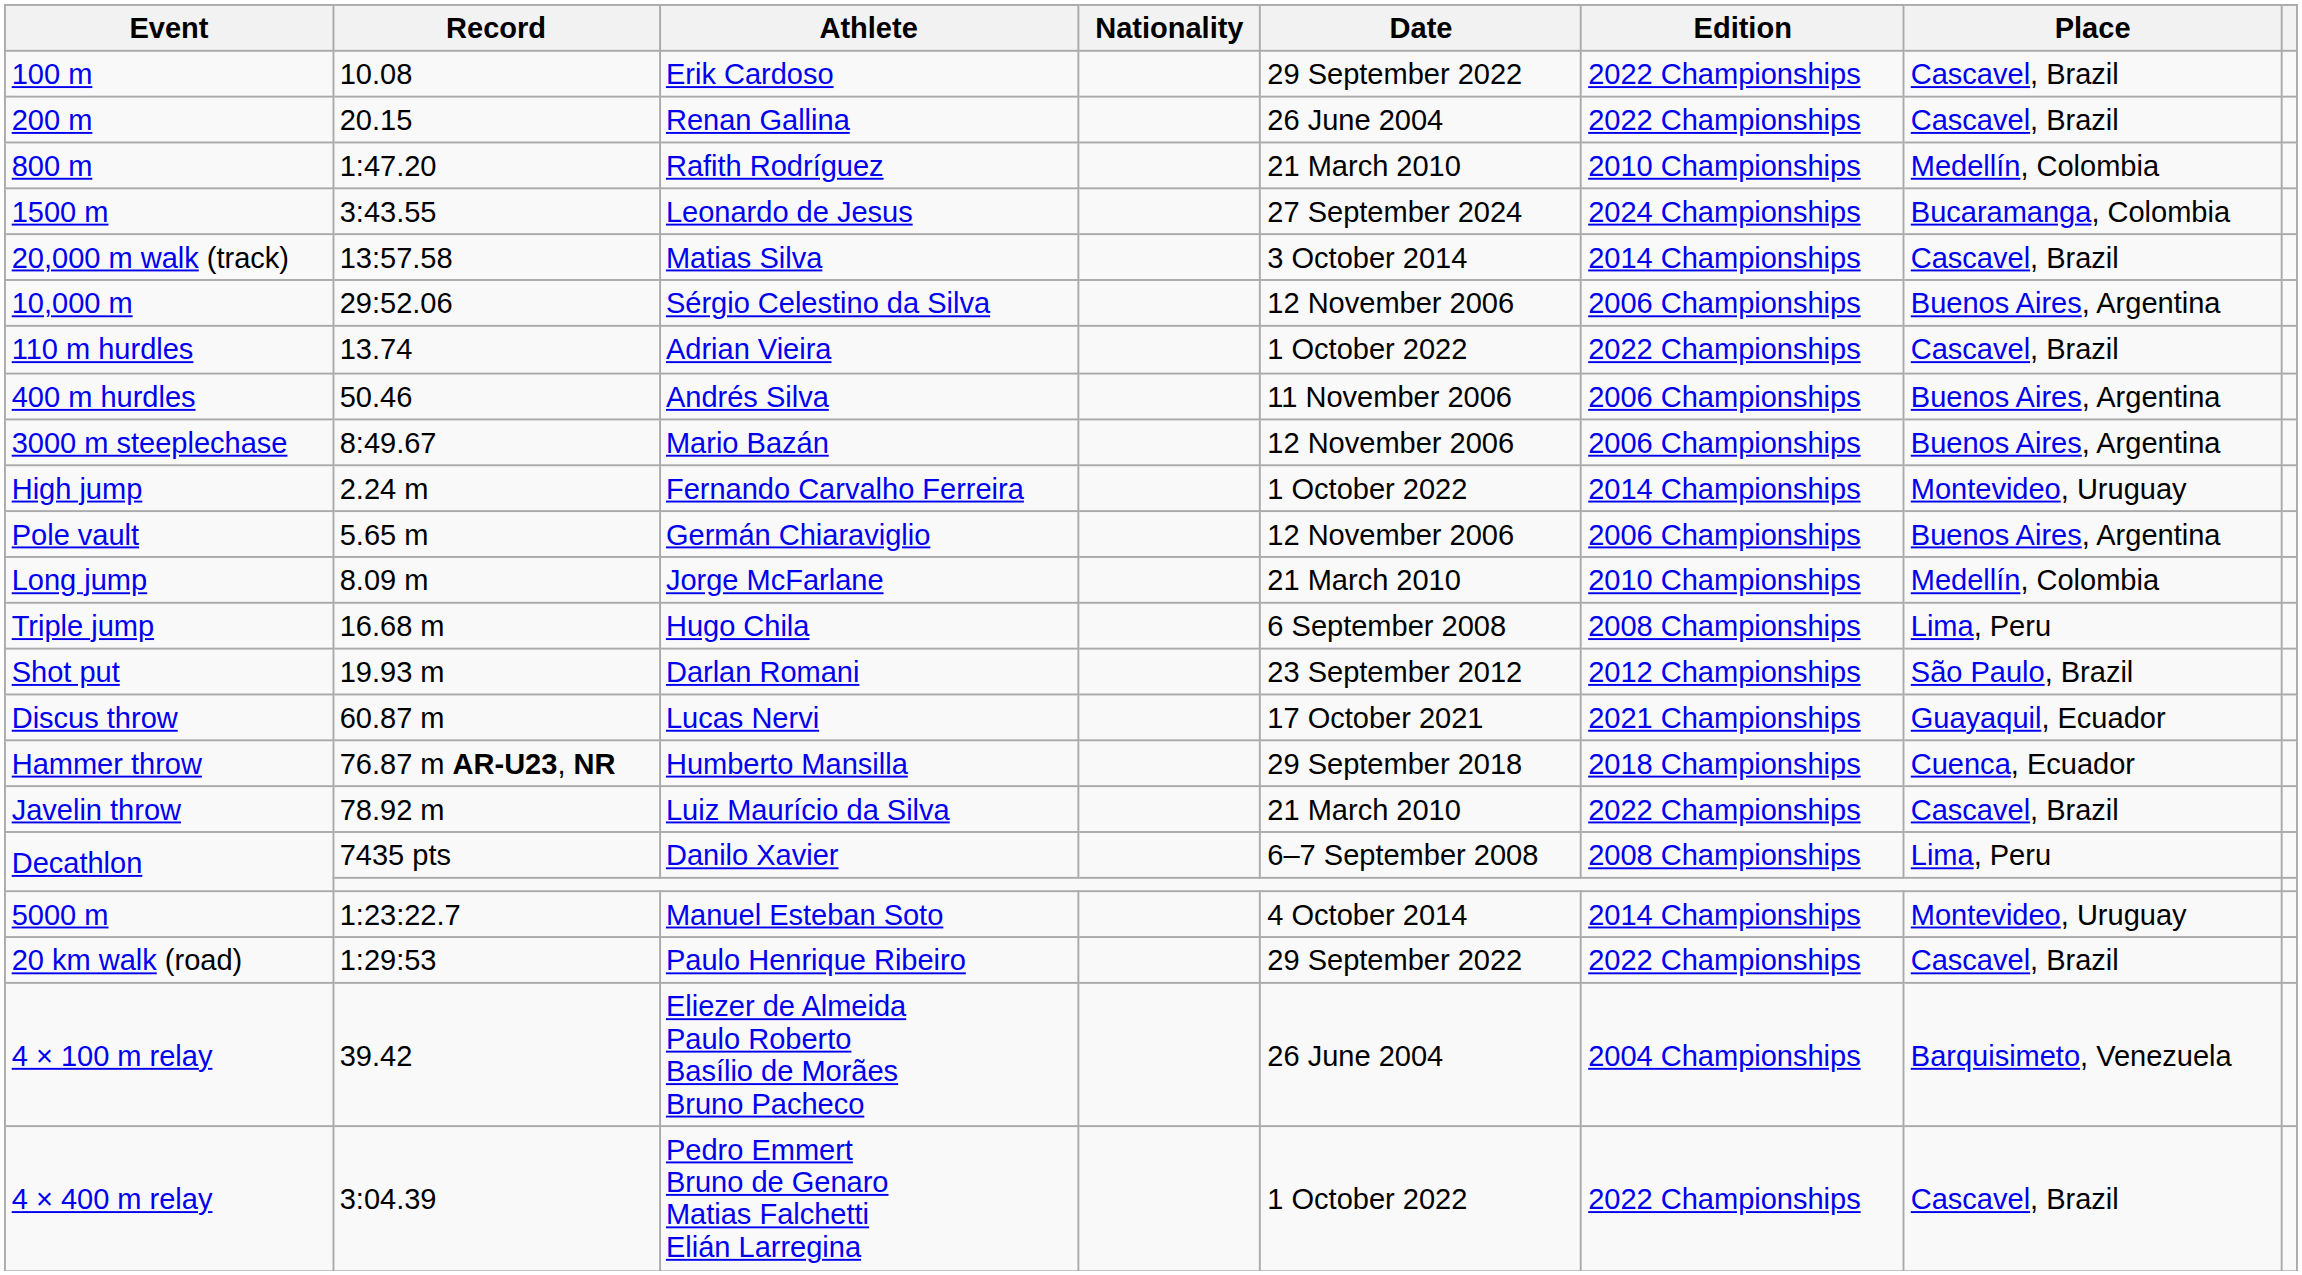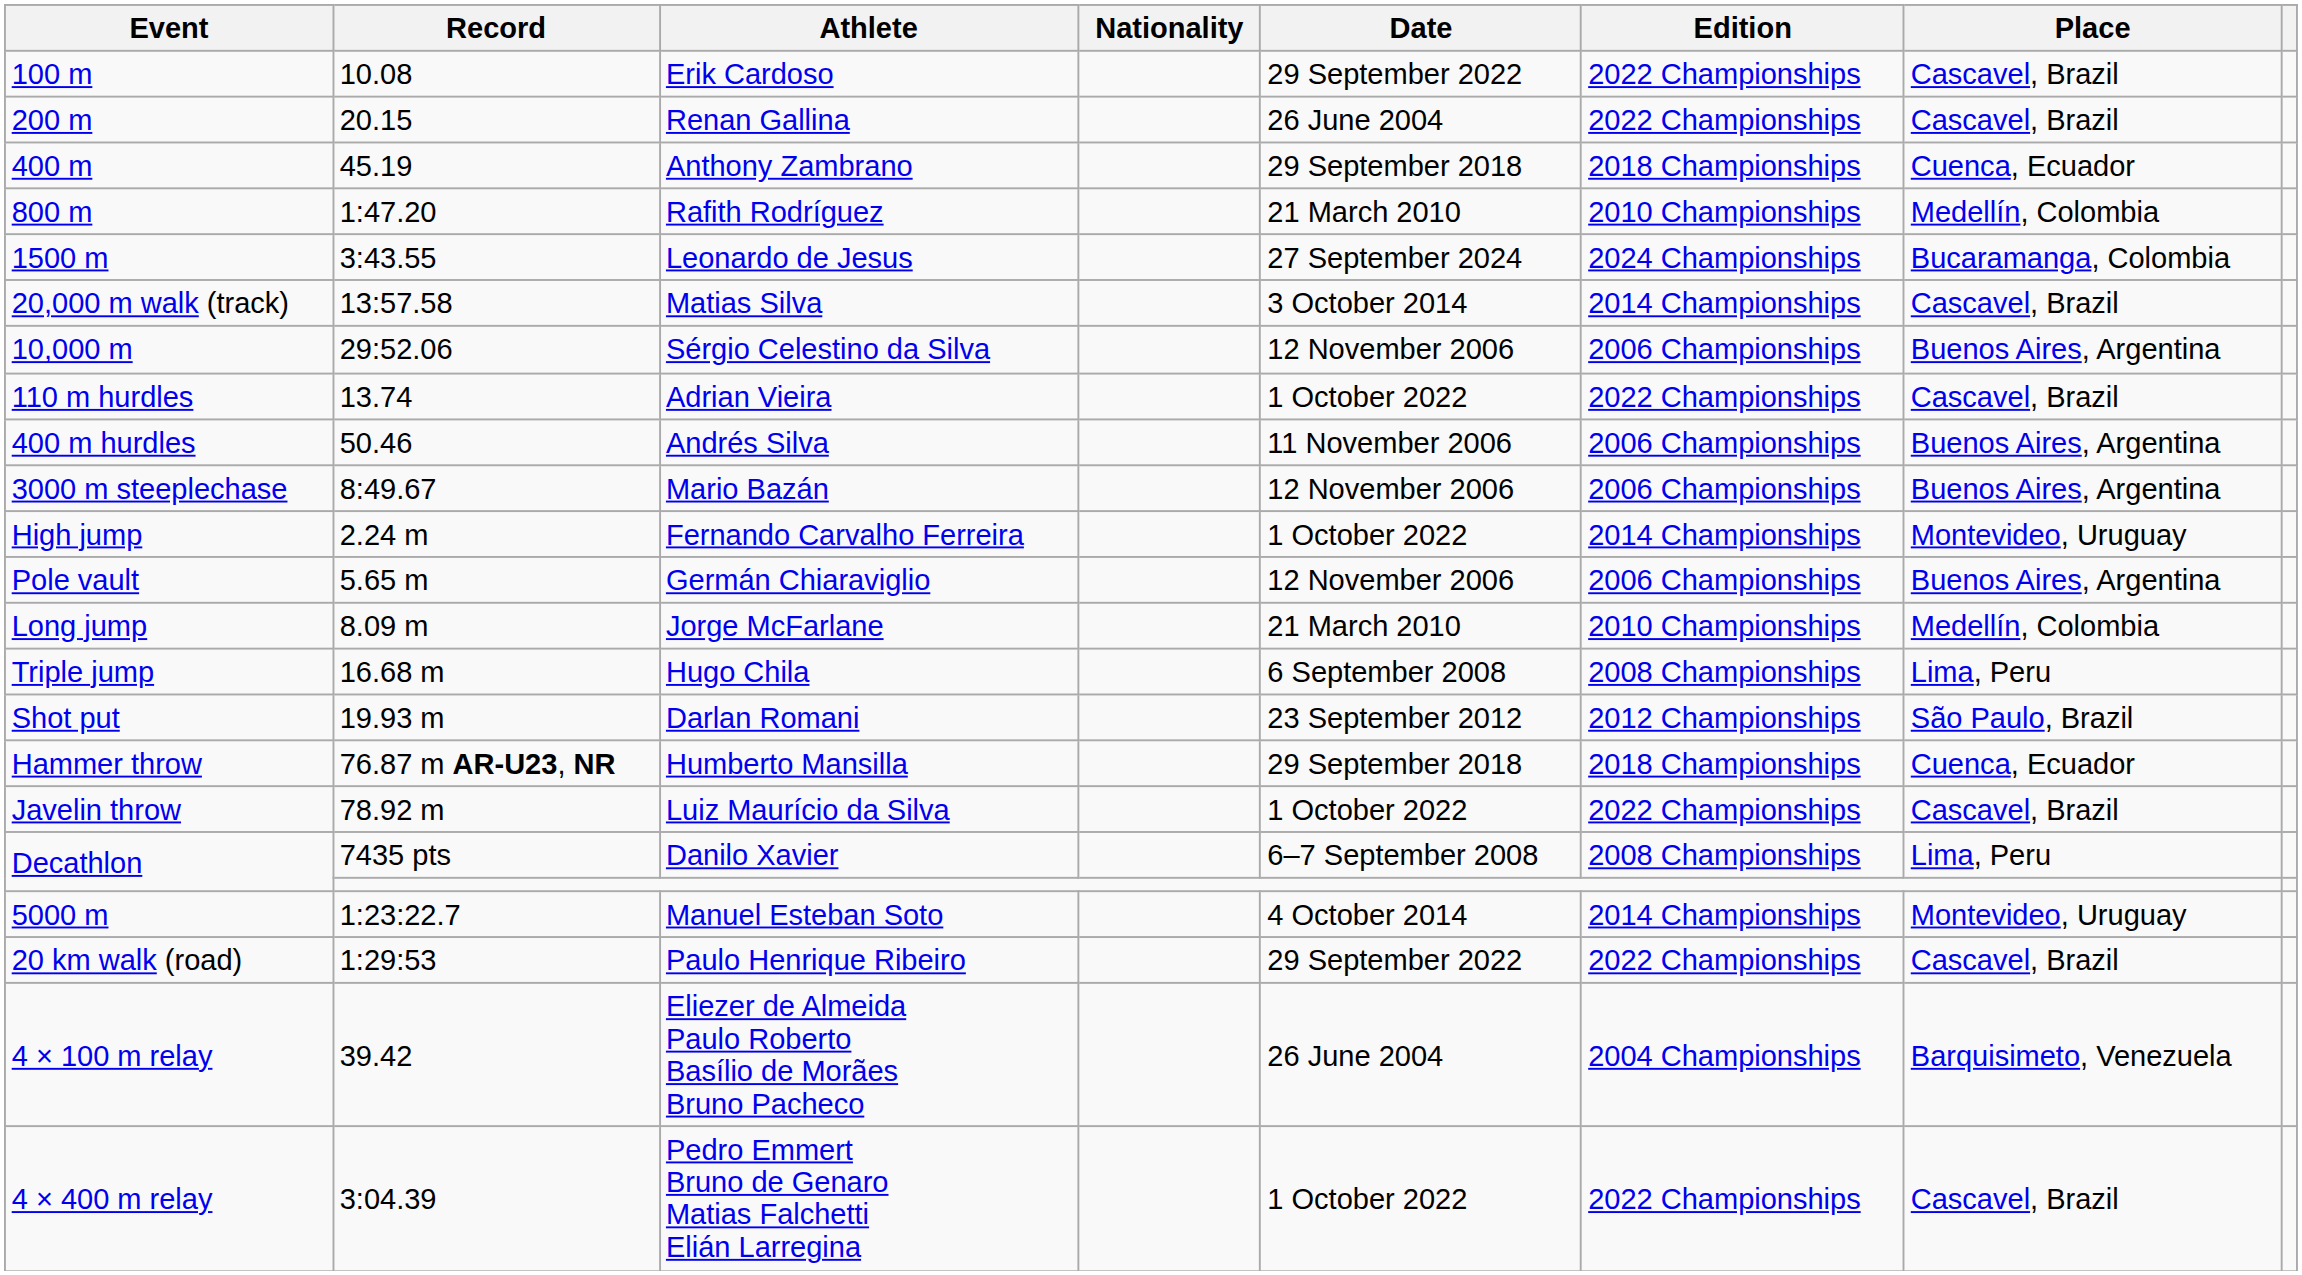+ row: (789, 166)
- row: (743, 718)
(1364, 809) 21 March 2010 -> (1367, 809) 1 October 2022
